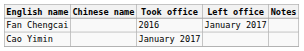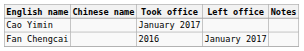rows swapped: (37, 25) <-> (30, 39)
